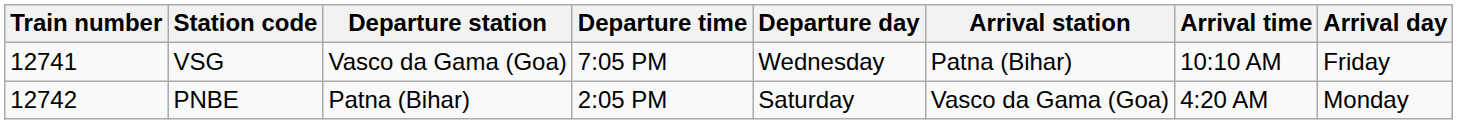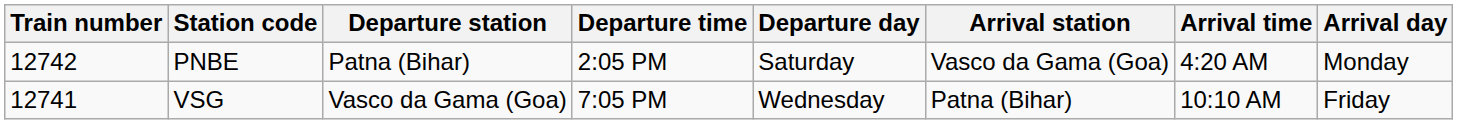rows swapped: (199, 61) <-> (206, 99)
